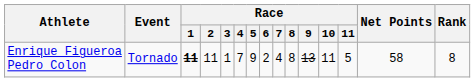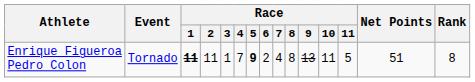(253, 59) normal -> (253, 59) bold
(396, 59) 58 -> (396, 59) 51
